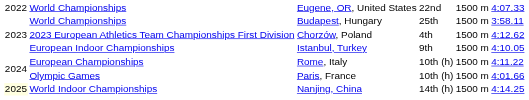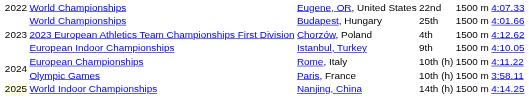(508, 21) 3:58.11 -> (508, 21) 4:01.66
(508, 75) 4:01.66 -> (508, 75) 3:58.11
